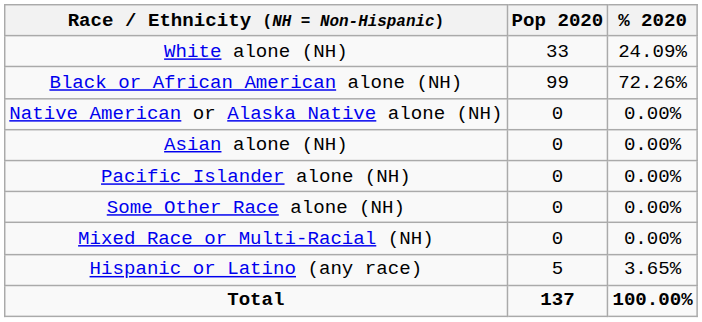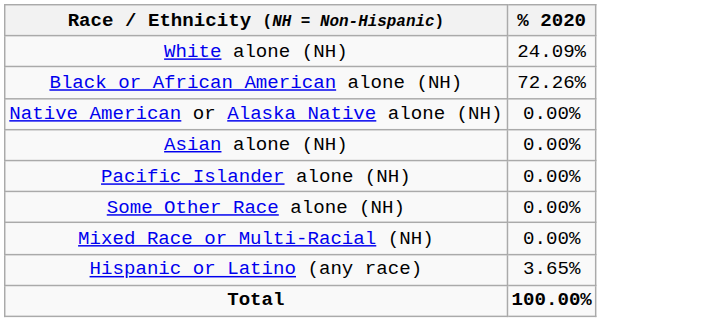- column: (557, 20)
